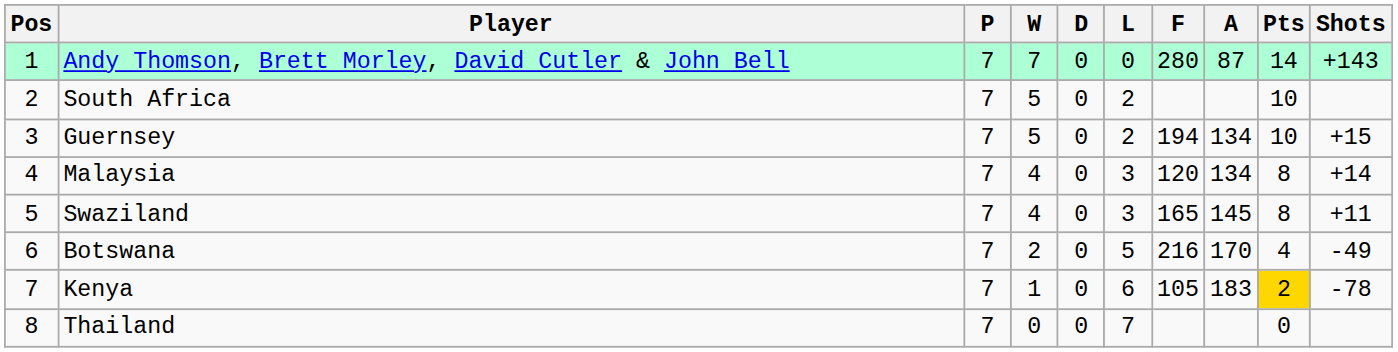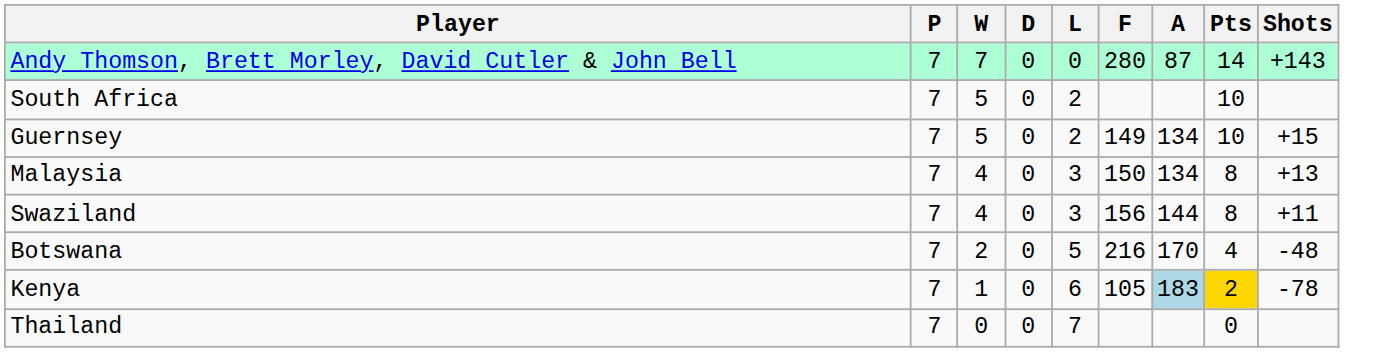- column: (31, 24)
(1178, 138) 194 -> (1125, 138) 149
(1178, 176) 120 -> (1125, 176) 150
(1351, 176) +14 -> (1298, 176) +13
(1178, 213) 165 -> (1125, 213) 156
(1231, 213) 145 -> (1178, 213) 144
(1351, 251) -49 -> (1298, 251) -48
(1231, 289) no background -> (1178, 289) lightblue background
